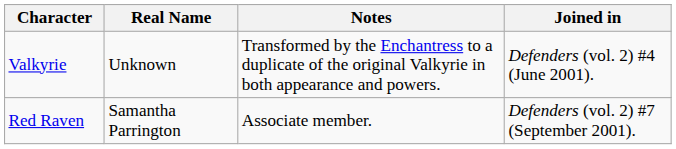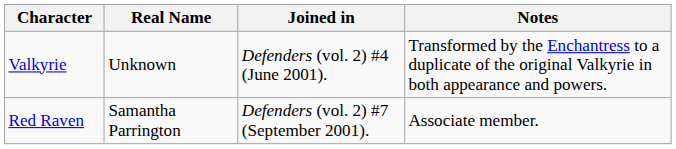columns swapped: (588, 18) <-> (371, 18)
